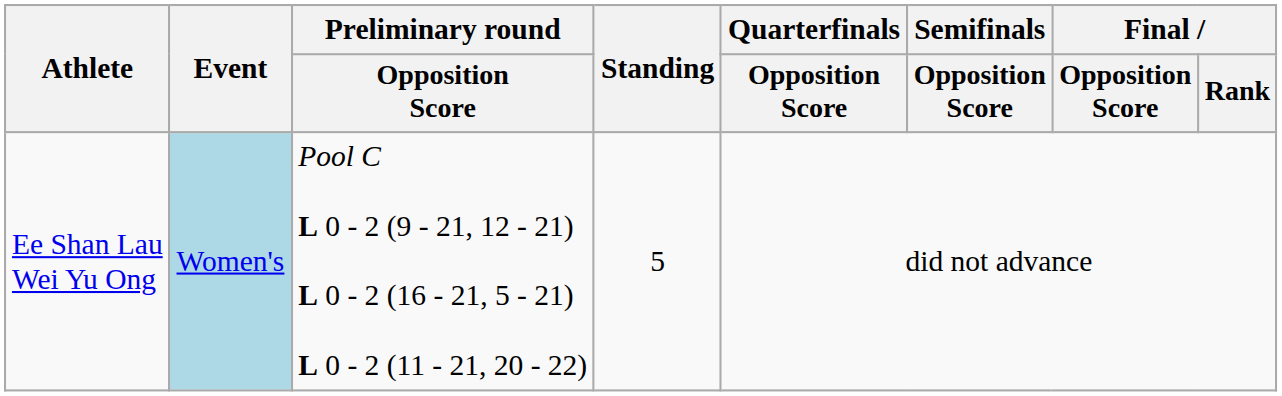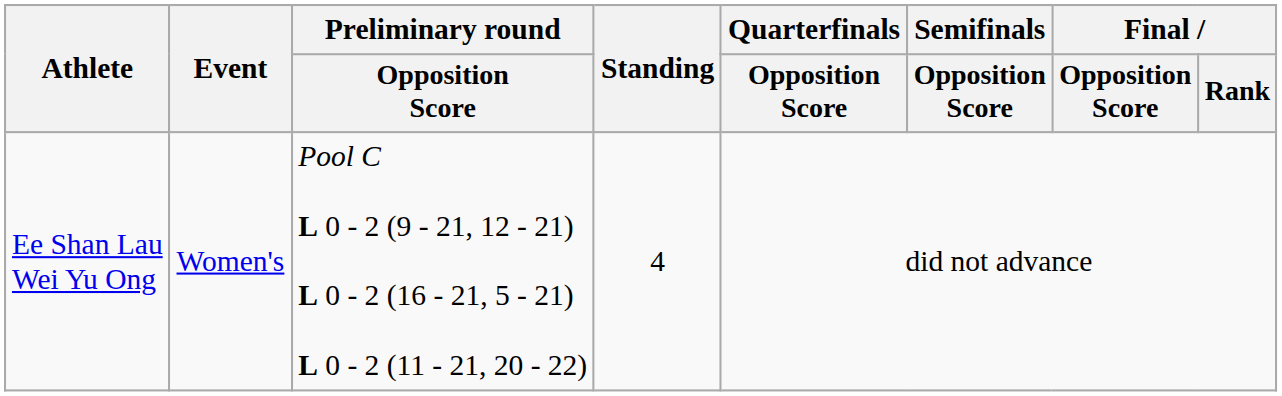(230, 261) lightblue background -> (230, 261) no background
(658, 261) 5 -> (658, 261) 4
